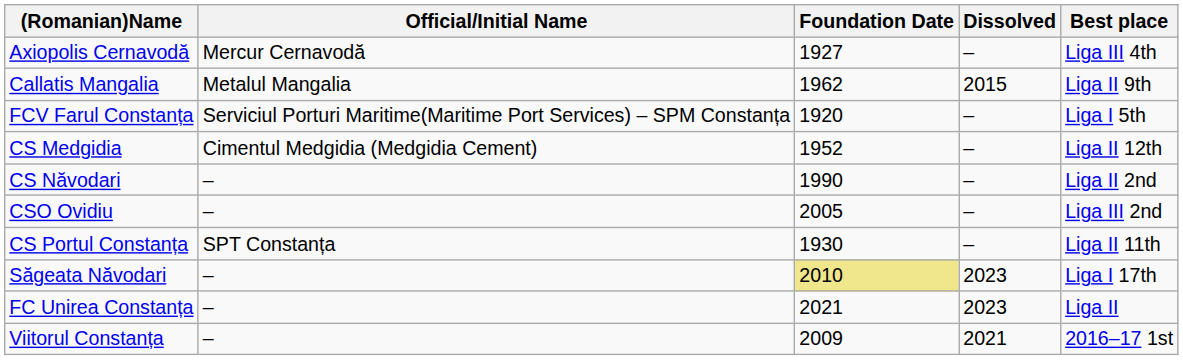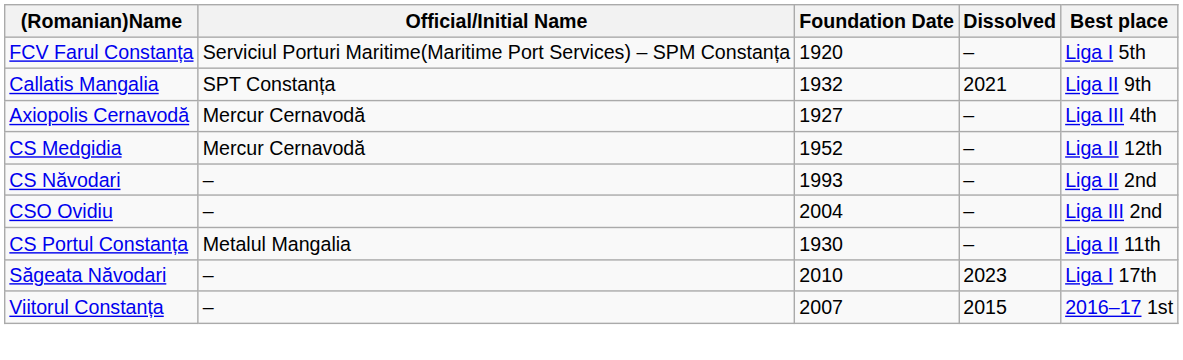rows swapped: (99, 52) <-> (101, 116)
(277, 84) Metalul Mangalia -> (269, 84) SPT Constanța
(821, 84) 1962 -> (821, 84) 1932
(985, 84) 2015 -> (985, 84) 2021
(370, 148) Cimentul Medgidia (Medgidia Cement) -> (284, 148) Mercur Cernavodă
(821, 180) 1990 -> (821, 180) 1993
(821, 211) 2005 -> (821, 211) 2004
(269, 243) SPT Constanța -> (277, 243) Metalul Mangalia
(821, 275) khaki background -> (821, 275) no background
- row: (101, 307)
(821, 339) 2009 -> (821, 307) 2007
(985, 339) 2021 -> (985, 307) 2015
